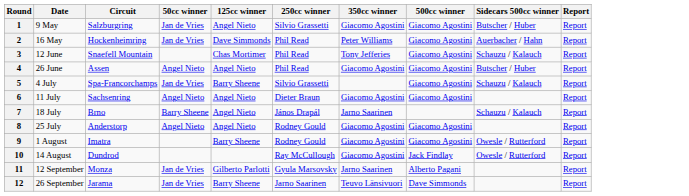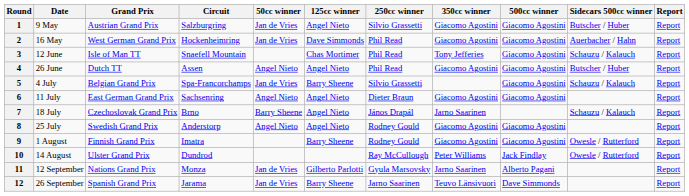+ column: (133, 11)
(367, 39) Peter Williams -> (466, 39) Giacomo Agostini
(373, 154) Giacomo Agostini -> (460, 154) Peter Williams
